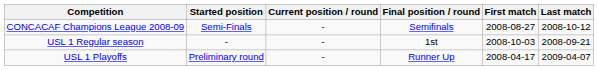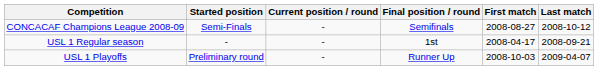(510, 42) 2008-10-03 -> (510, 42) 2008-04-17
(510, 57) 2008-04-17 -> (510, 57) 2008-10-03
